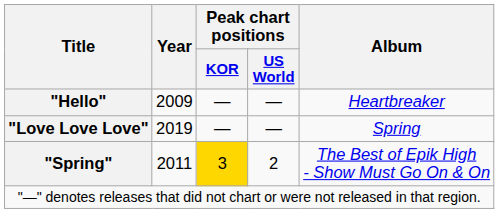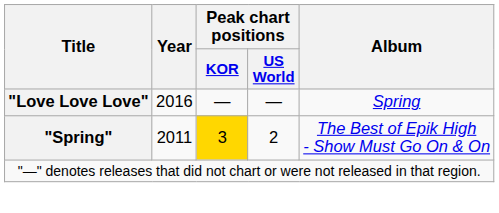- row: (78, 102)
(174, 128) 2019 -> (174, 102) 2016
